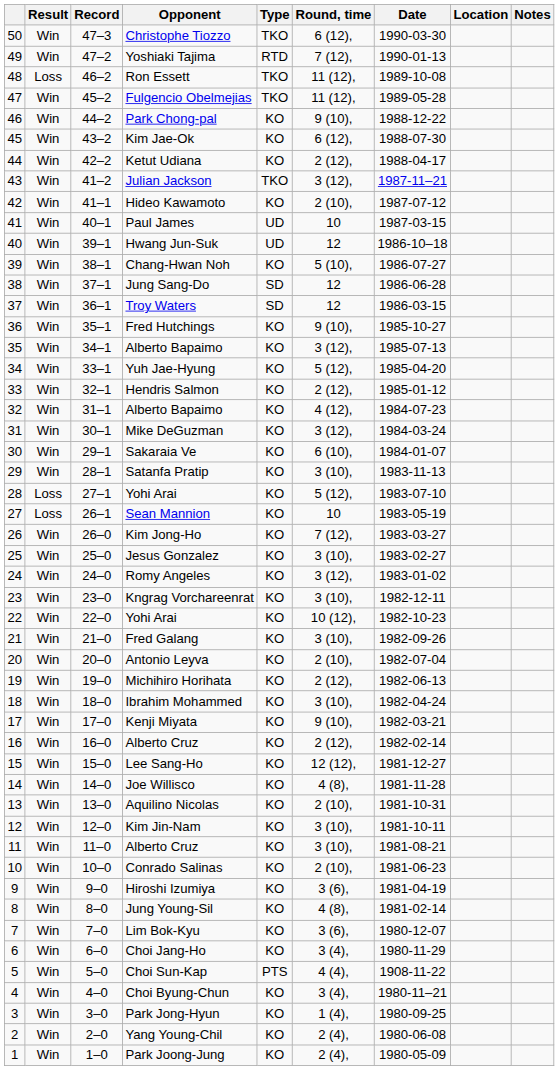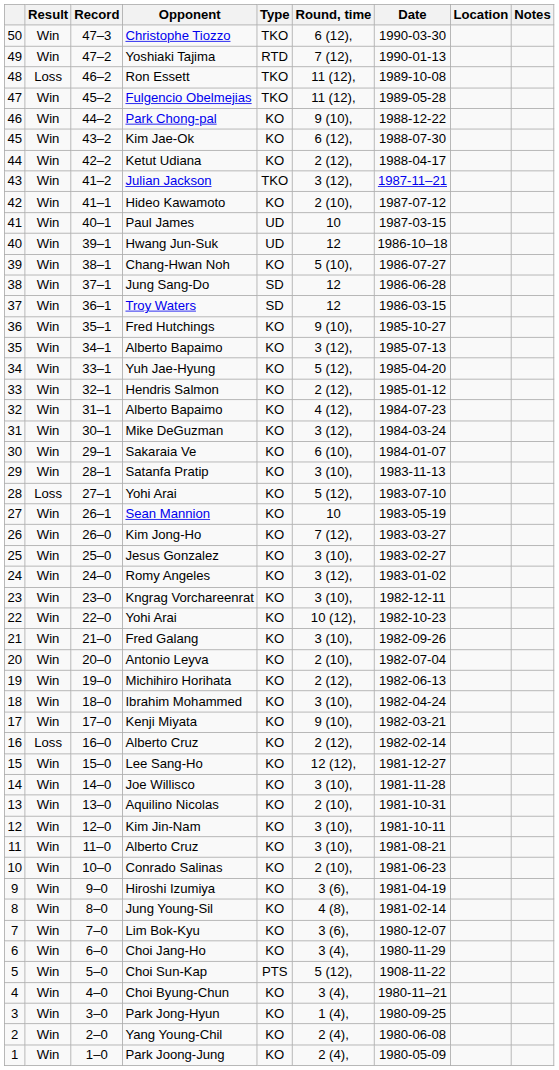(48, 514) Loss -> (48, 514) Win
(48, 743) Win -> (48, 743) Loss
(333, 784) 4 (8), -> (333, 784) 3 (10),
(333, 972) 4 (4), -> (333, 972) 5 (12),
